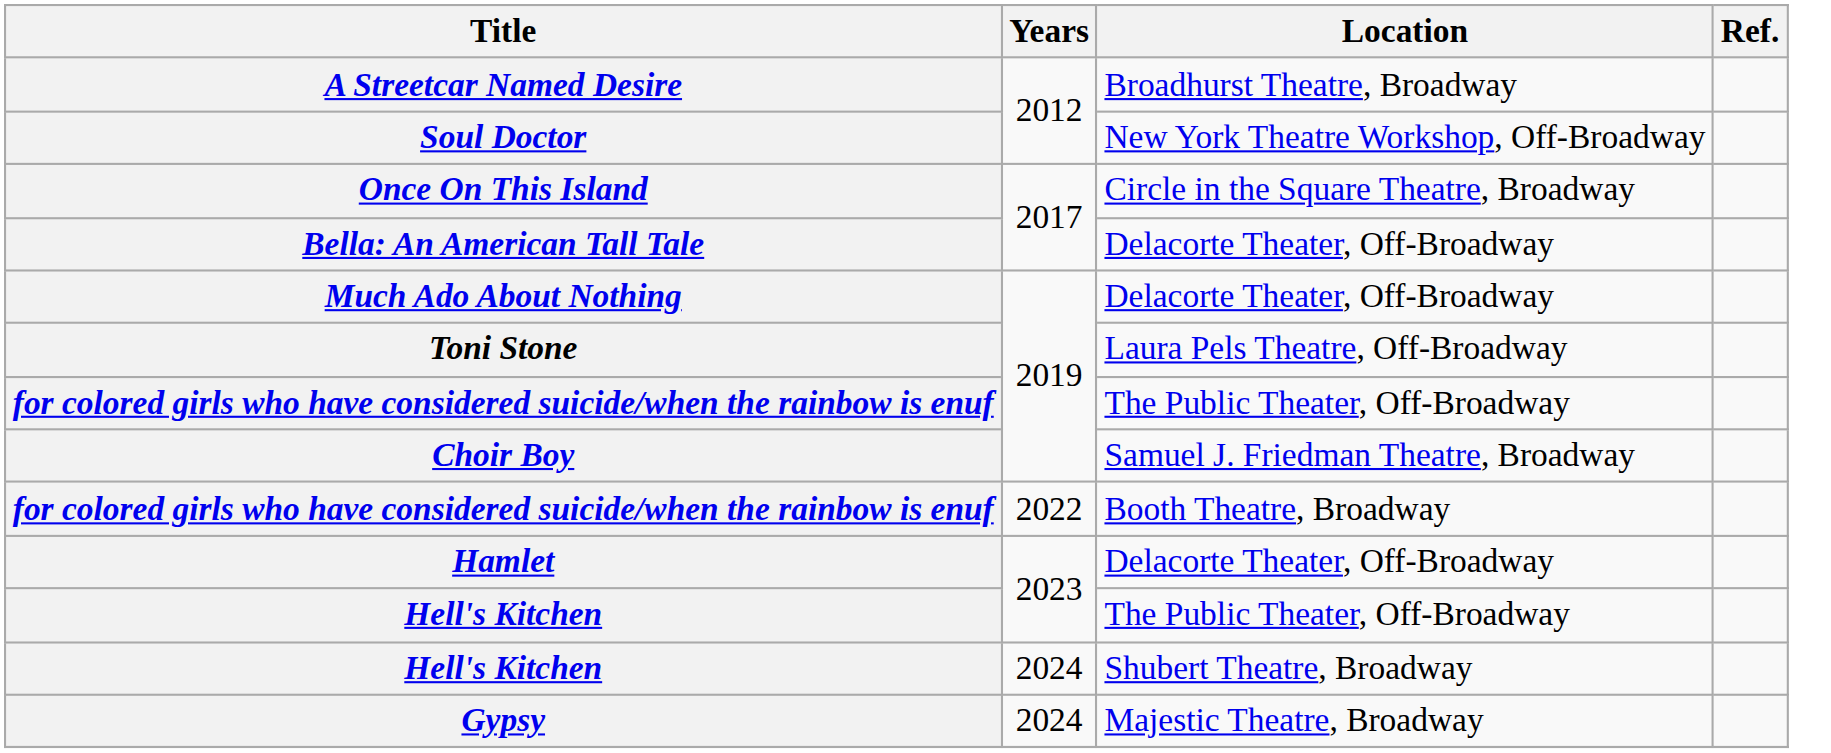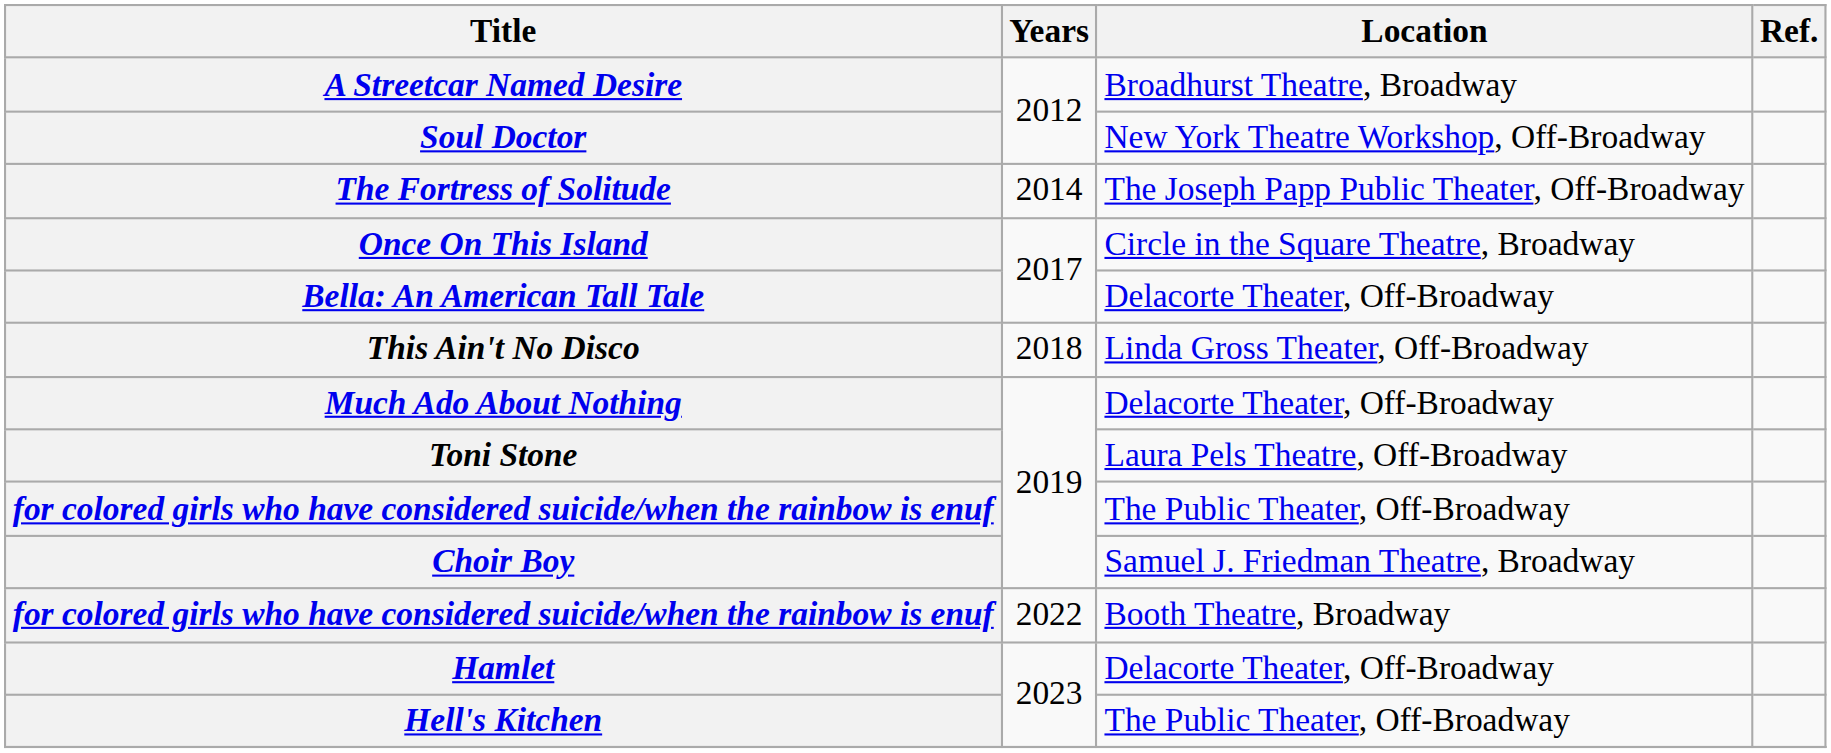+ row: (503, 190)
+ row: (503, 349)
- row: (503, 667)
- row: (503, 720)
